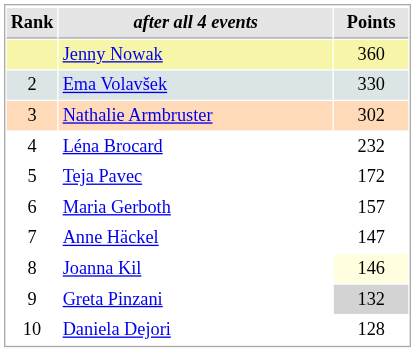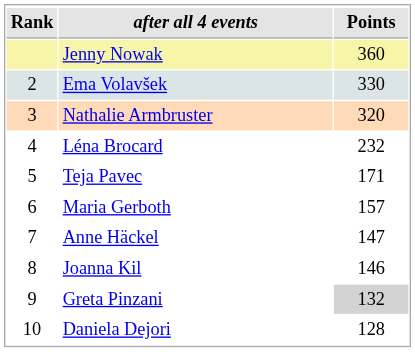(371, 115) 302 -> (371, 115) 320
(371, 176) 172 -> (371, 176) 171
(371, 268) lightyellow background -> (371, 268) no background
